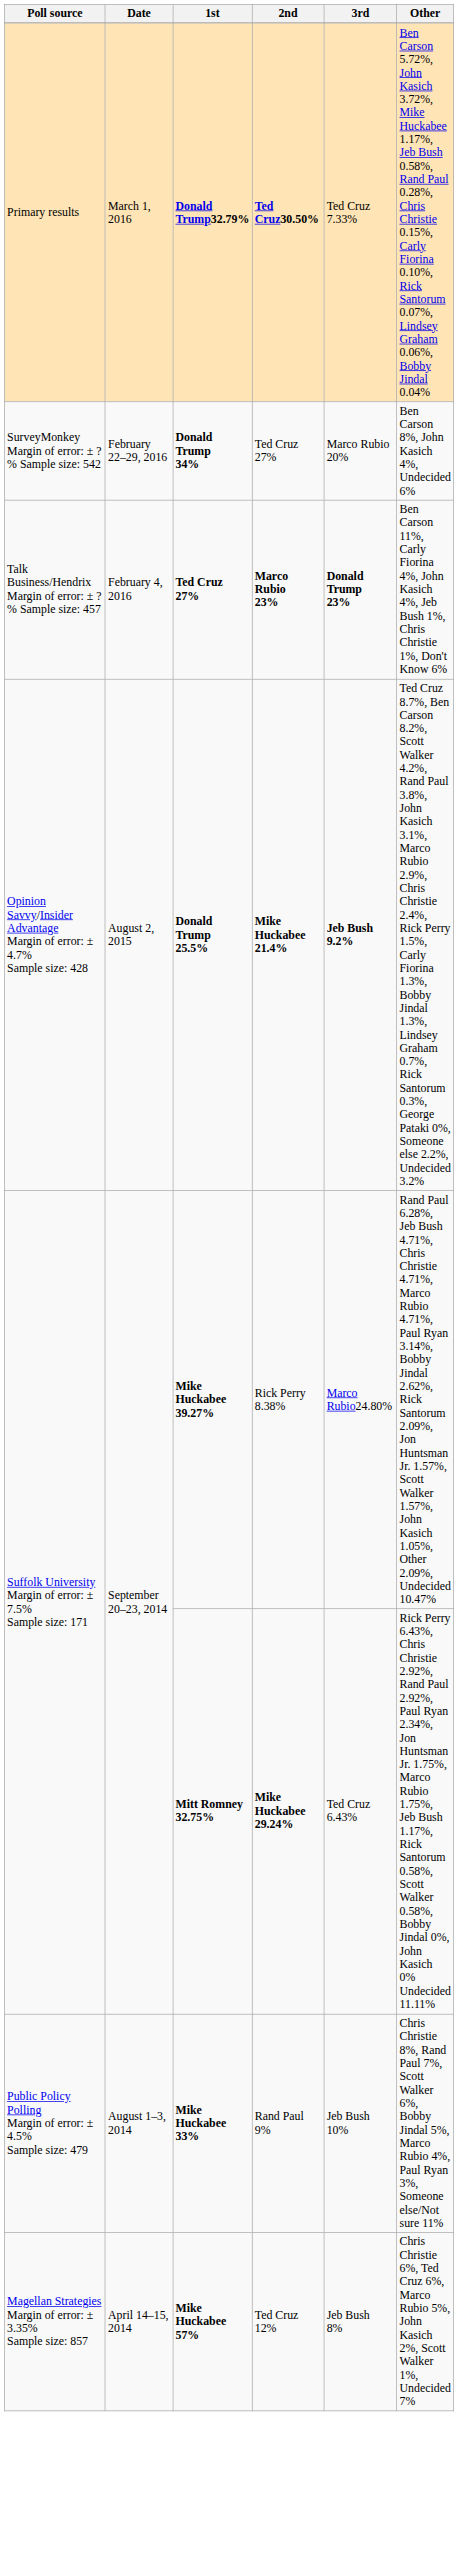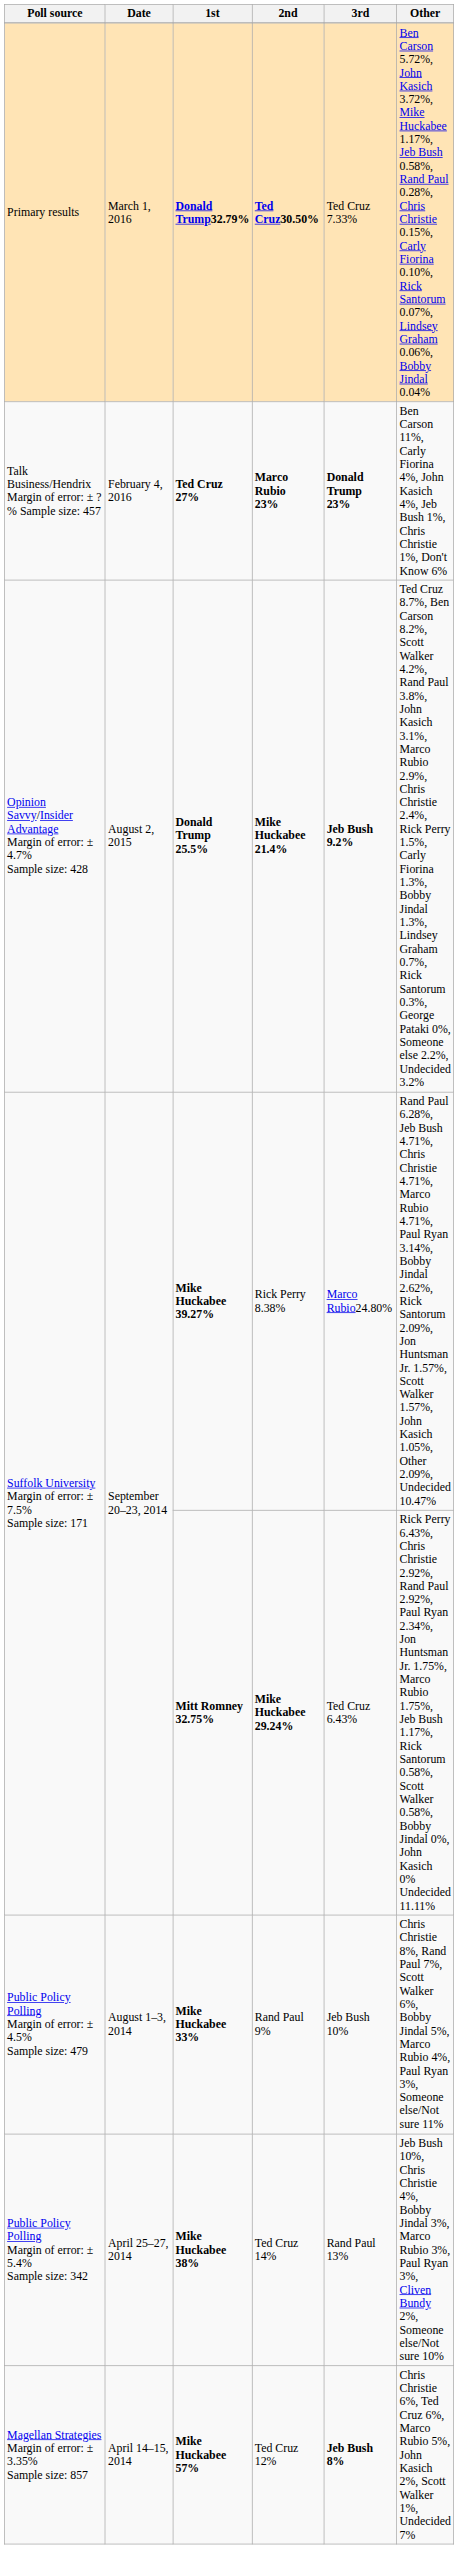- row: (194, 451)
+ row: (201, 2249)
(348, 2321) normal -> (350, 2455) bold
